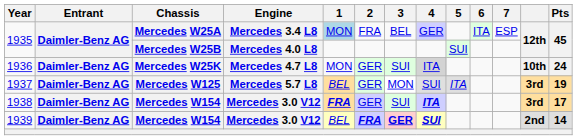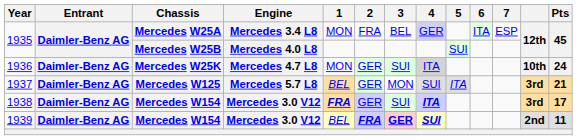(339, 31) lightblue background -> (339, 31) no background
(560, 84) 19 -> (560, 84) 21
(560, 120) 14 -> (560, 120) 11
